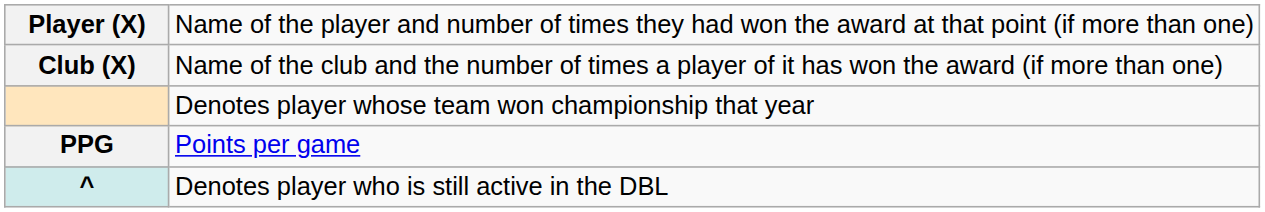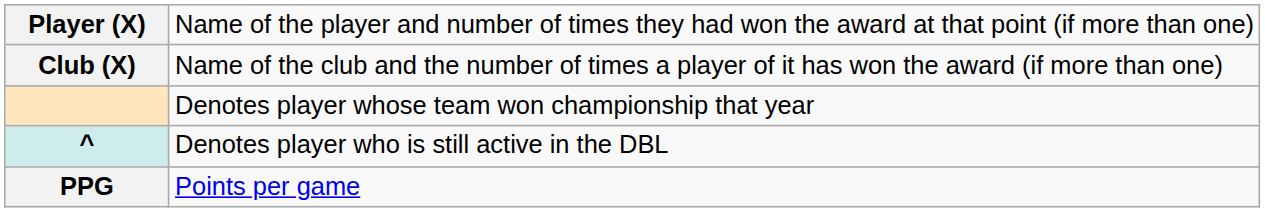rows swapped: (87, 186) <-> (87, 145)
